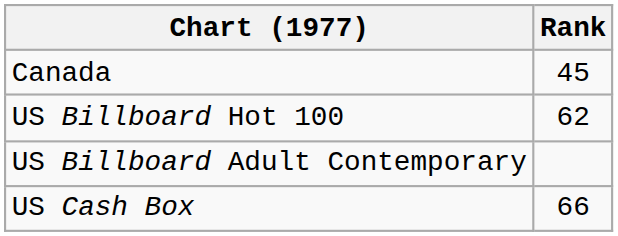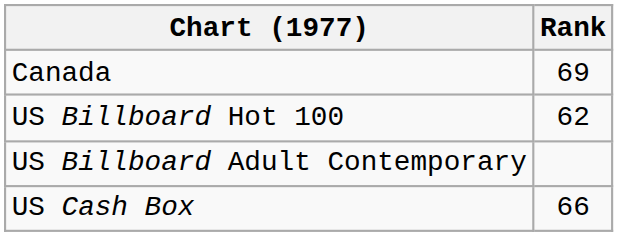(573, 73) 45 -> (573, 73) 69
